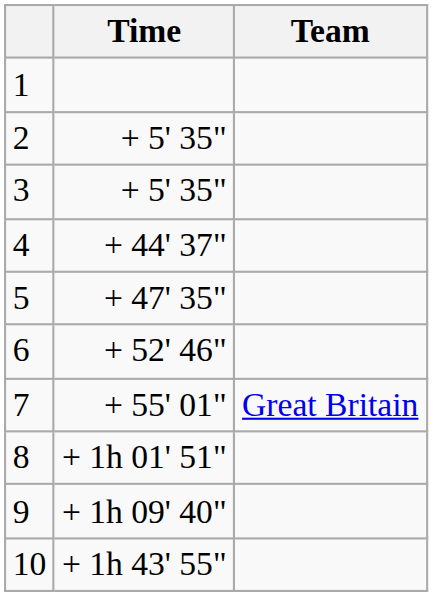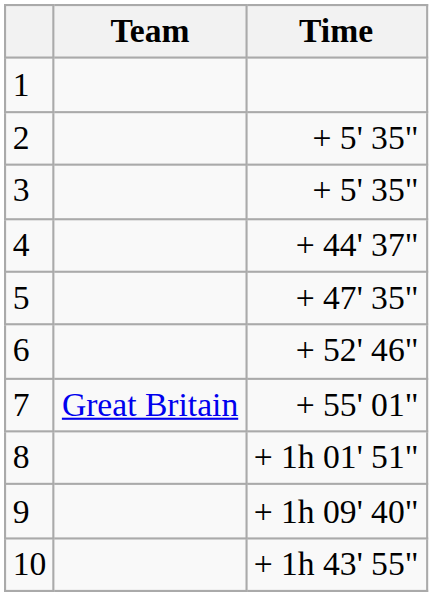columns swapped: (330, 31) <-> (144, 31)
